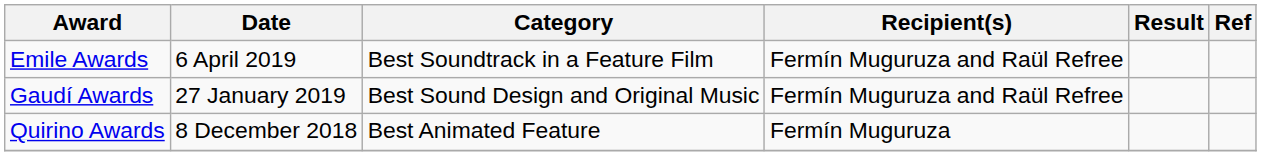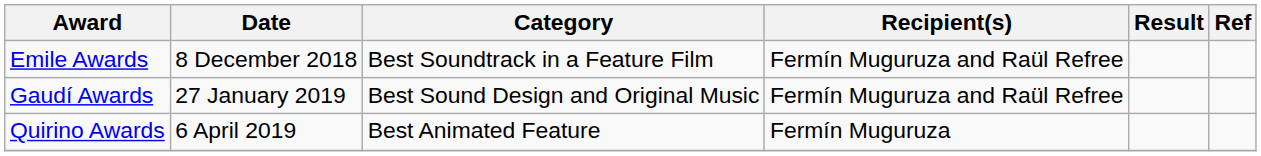(236, 58) 6 April 2019 -> (266, 58) 8 December 2018
(266, 131) 8 December 2018 -> (236, 131) 6 April 2019
